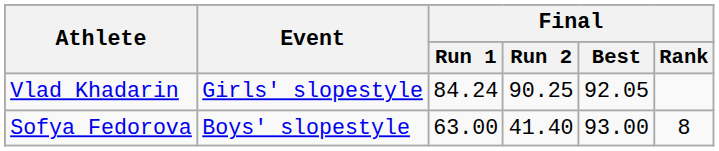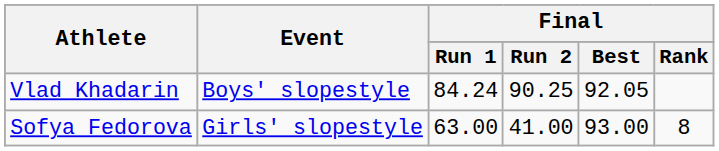(313, 91) Girls' slopestyle -> (306, 91) Boys' slopestyle
(306, 128) Boys' slopestyle -> (313, 128) Girls' slopestyle
(541, 128) 41.40 -> (541, 128) 41.00
